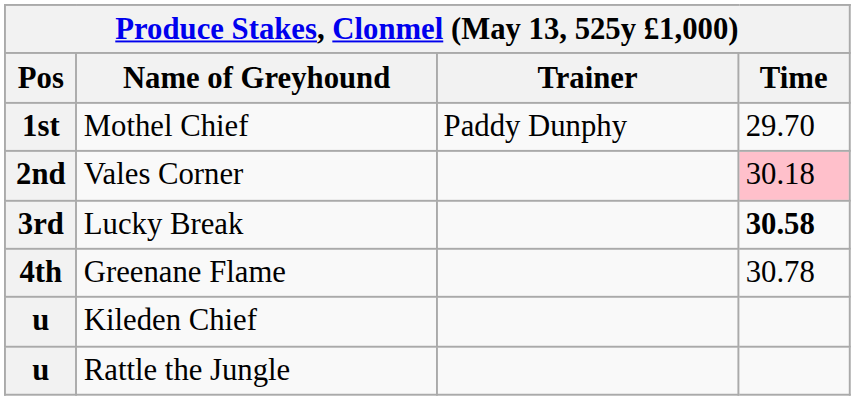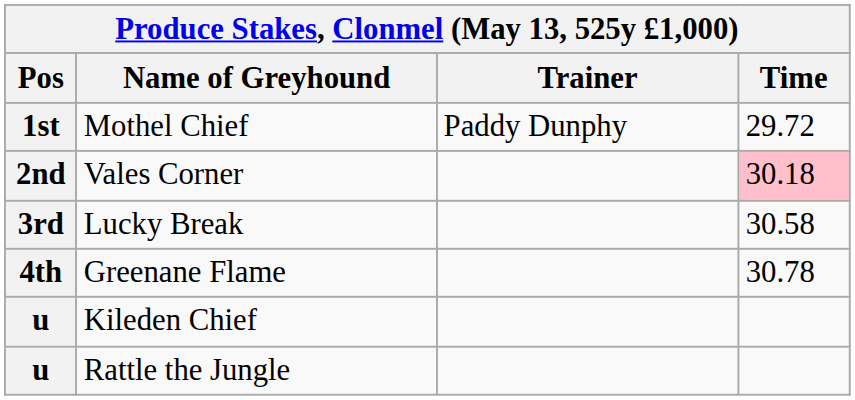(780, 126) 29.70 -> (780, 126) 29.72
(780, 223) bold -> (780, 223) normal
